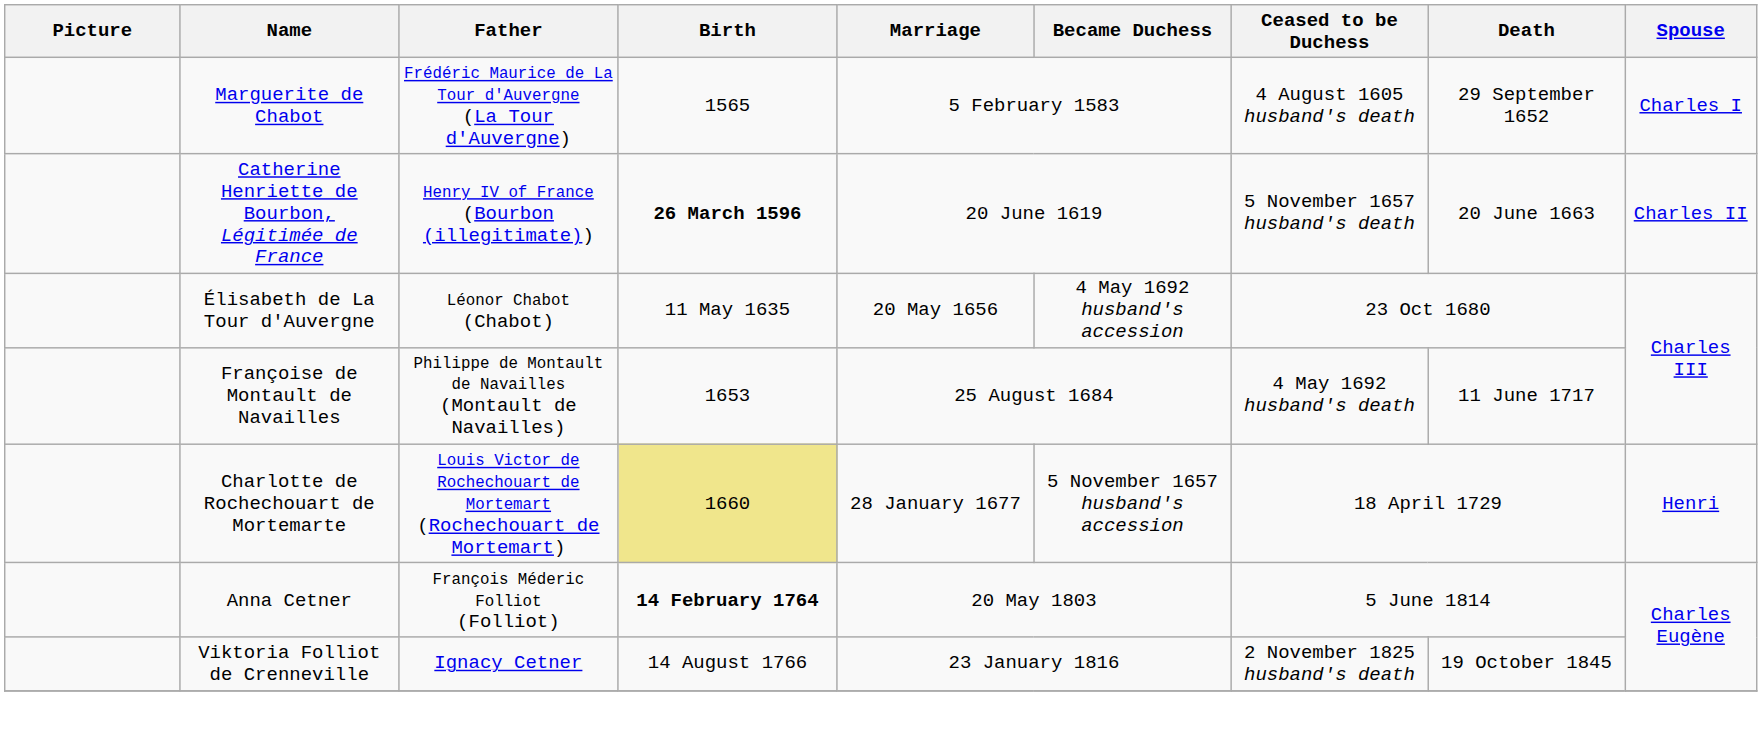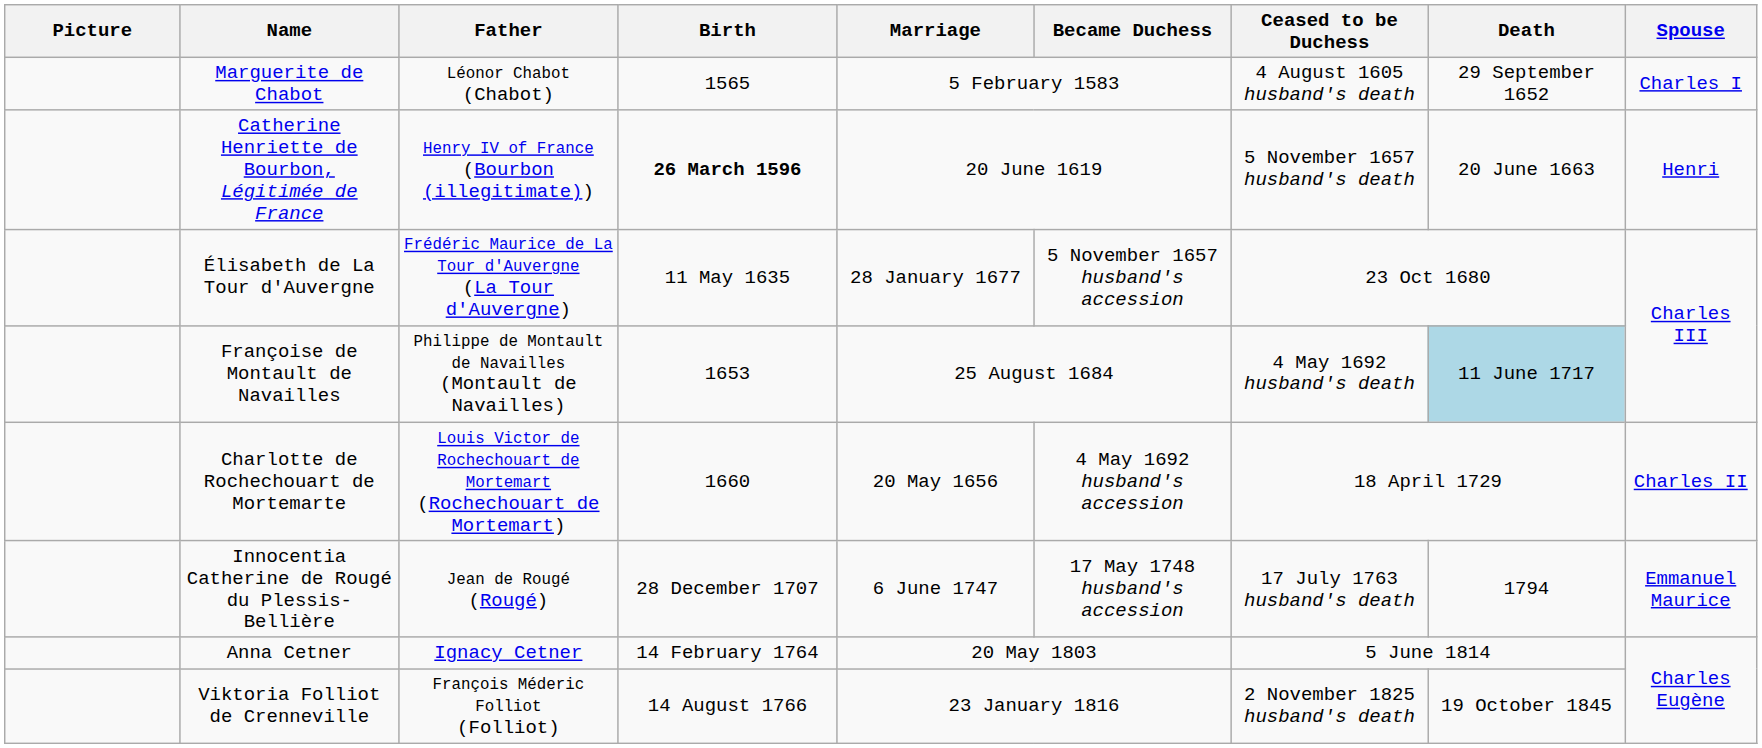(508, 107) Frédéric Maurice de La Tour d'Auvergne (La Tour d'Auvergne) -> (508, 85) Léonor Chabot (Chabot)
(1691, 213) Charles II -> (1691, 170) Henri
(508, 312) Léonor Chabot (Chabot) -> (508, 279) Frédéric Maurice de La Tour d'Auvergne (La Tour d'Auvergne)
(935, 310) 20 May 1656 -> (935, 277) 28 January 1677
(1132, 310) 4 May 1692 husband's accession -> (1132, 277) 5 November 1657 husband's accession
(1526, 396) no background -> (1526, 374) lightblue background
(727, 503) khaki background -> (727, 481) no background
(935, 503) 28 January 1677 -> (935, 481) 20 May 1656
(1132, 503) 5 November 1657 husband's accession -> (1132, 481) 4 May 1692 husband's accession
(1691, 503) Henri -> (1691, 481) Charles II
+ row: (289, 589)
(508, 601) François Méderic Folliot (Folliot) -> (508, 653) Ignacy Cetner
(727, 600) bold -> (727, 653) normal
(508, 664) Ignacy Cetner -> (508, 707) François Méderic Folliot (Folliot)
